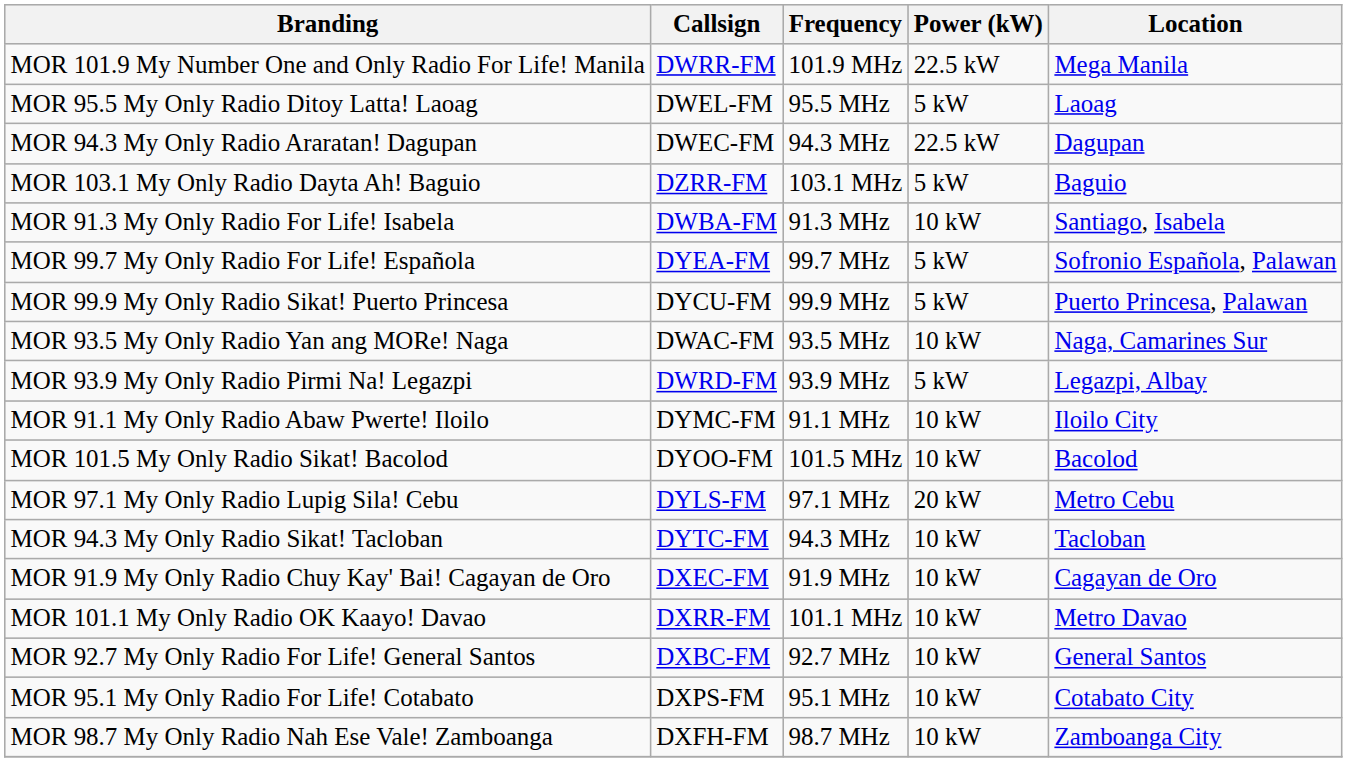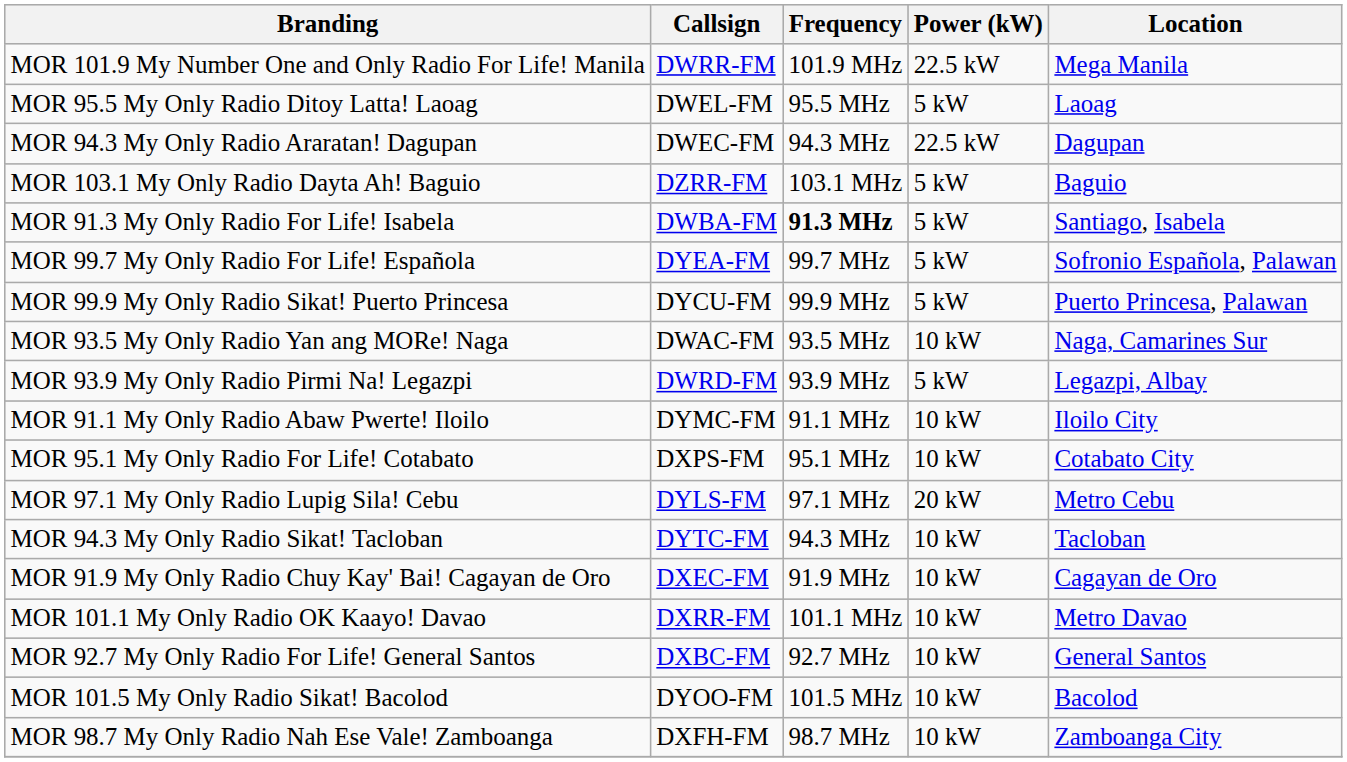(839, 222) normal -> (841, 222) bold
(947, 222) 10 kW -> (941, 222) 5 kW
rows swapped: (229, 459) <-> (242, 697)
